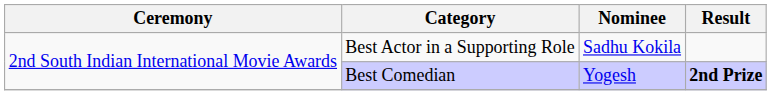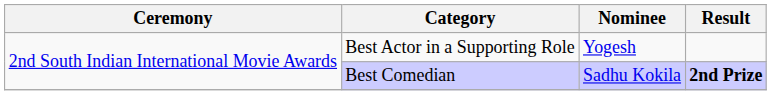(632, 47) Sadhu Kokila -> (609, 47) Yogesh
(609, 75) Yogesh -> (632, 75) Sadhu Kokila
